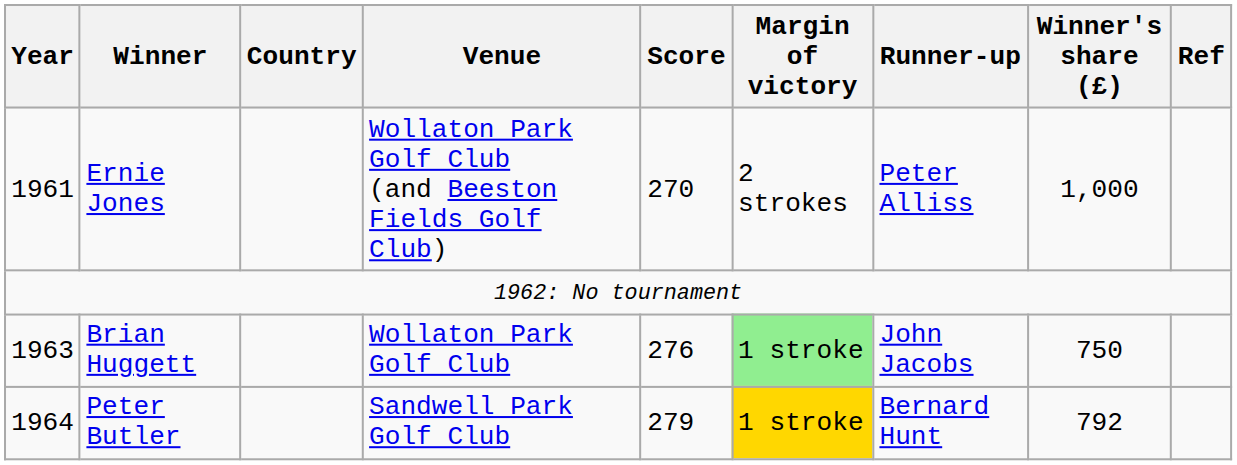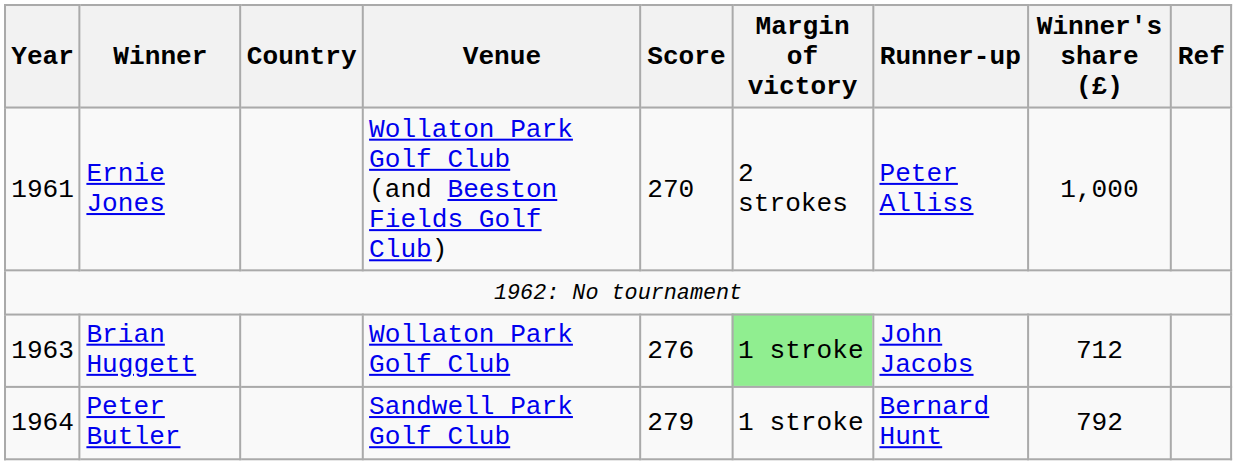(1099, 350) 750 -> (1099, 350) 712
(801, 423) gold background -> (801, 423) no background
